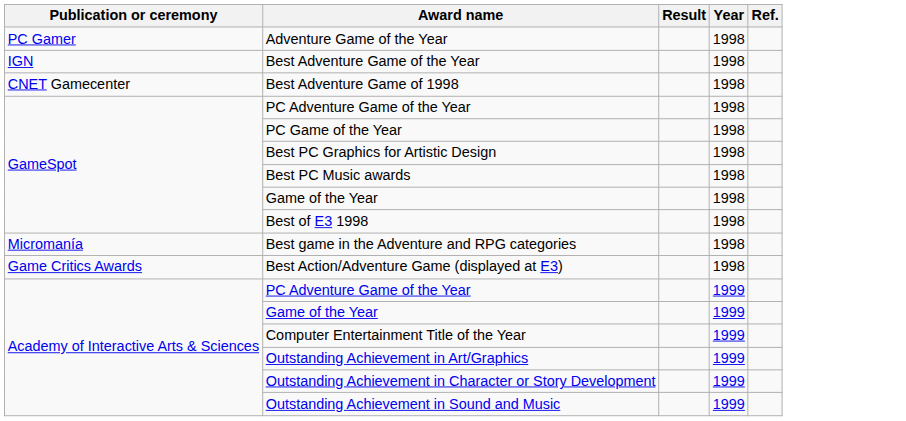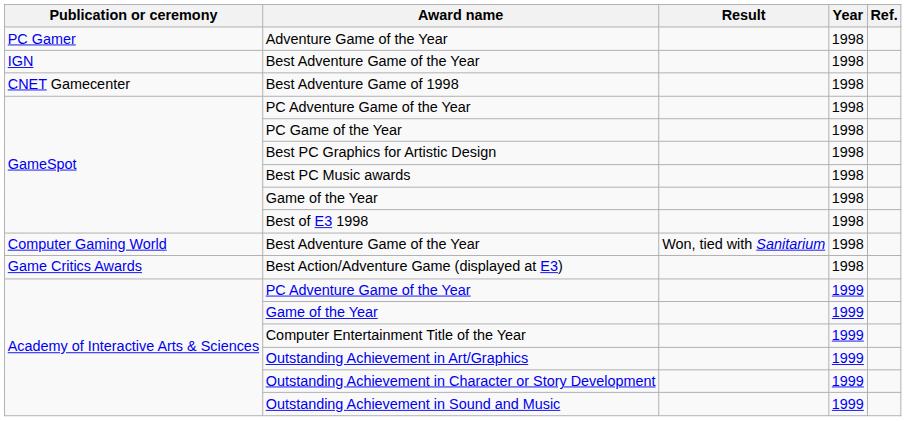+ row: (87, 244)
- row: (45, 244)
